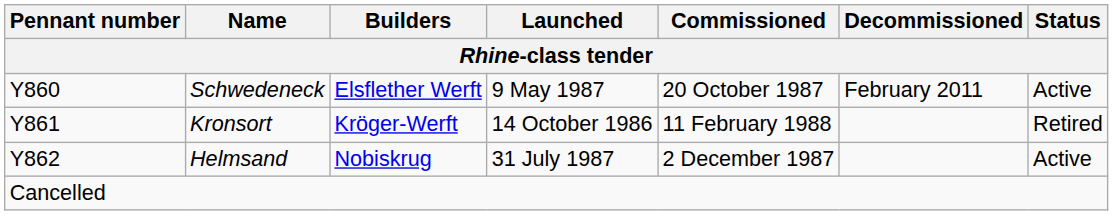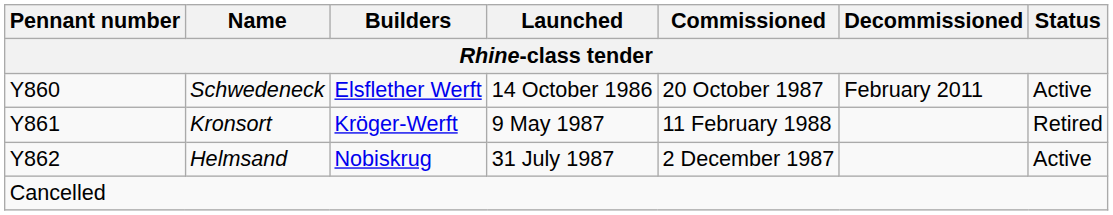(548, 90) 9 May 1987 -> (572, 90) 14 October 1986
(572, 124) 14 October 1986 -> (548, 124) 9 May 1987
